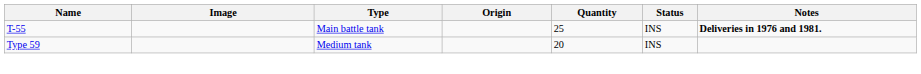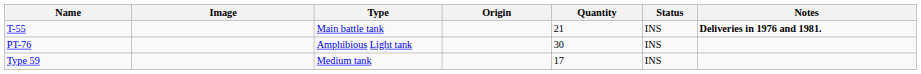(559, 28) 25 -> (559, 28) 21
+ row: (19, 45)
(559, 45) 20 -> (559, 61) 17
